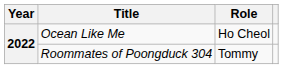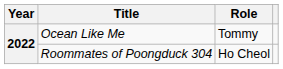(244, 34) Ho Cheol -> (238, 34) Tommy
(238, 53) Tommy -> (244, 53) Ho Cheol
